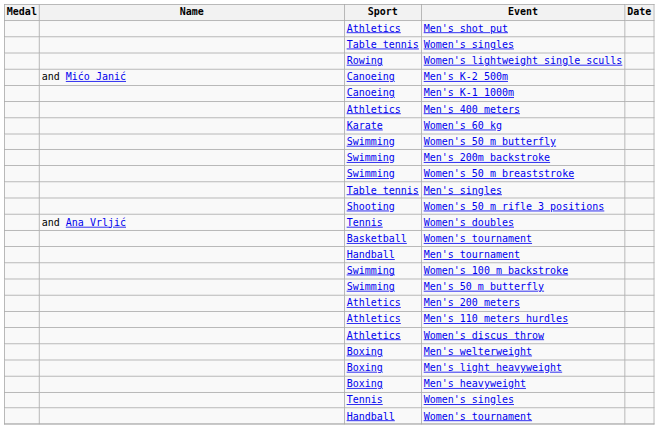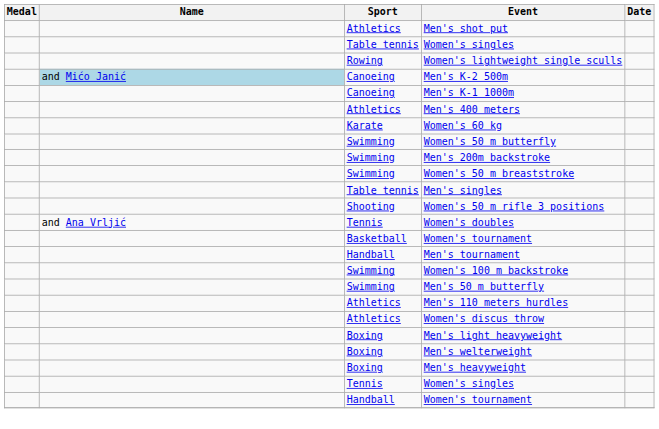(84, 77) no background -> (84, 77) lightblue background
- row: (374, 304)
rows swapped: (365, 352) <-> (365, 368)
